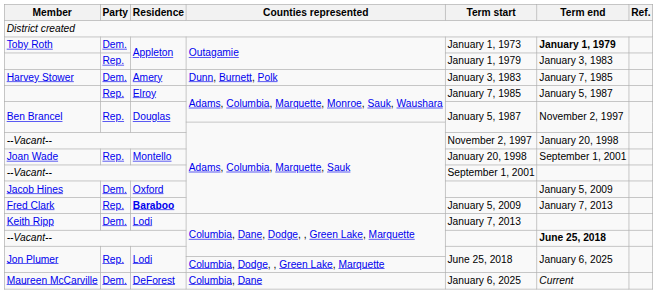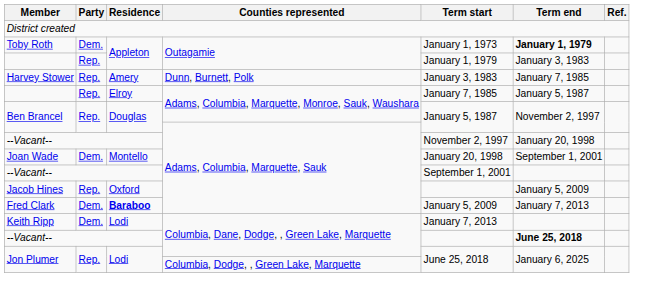(115, 77) Dem. -> (89, 77) Rep.
(113, 157) Rep. -> (91, 157) Dem.
(115, 189) Dem. -> (89, 189) Rep.
(113, 205) Rep. -> (91, 205) Dem.
- row: (52, 280)
